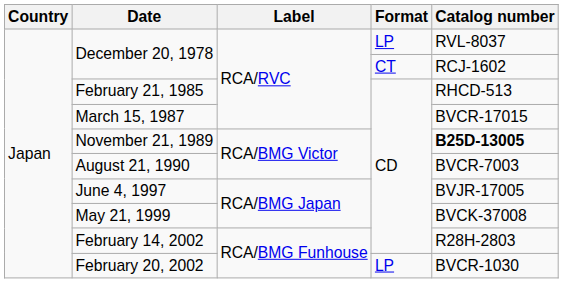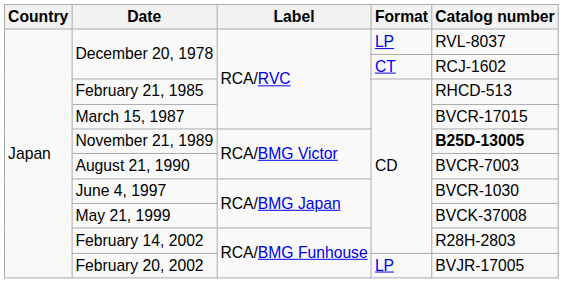(480, 191) BVJR-17005 -> (477, 191) BVCR-1030
(477, 265) BVCR-1030 -> (480, 265) BVJR-17005
